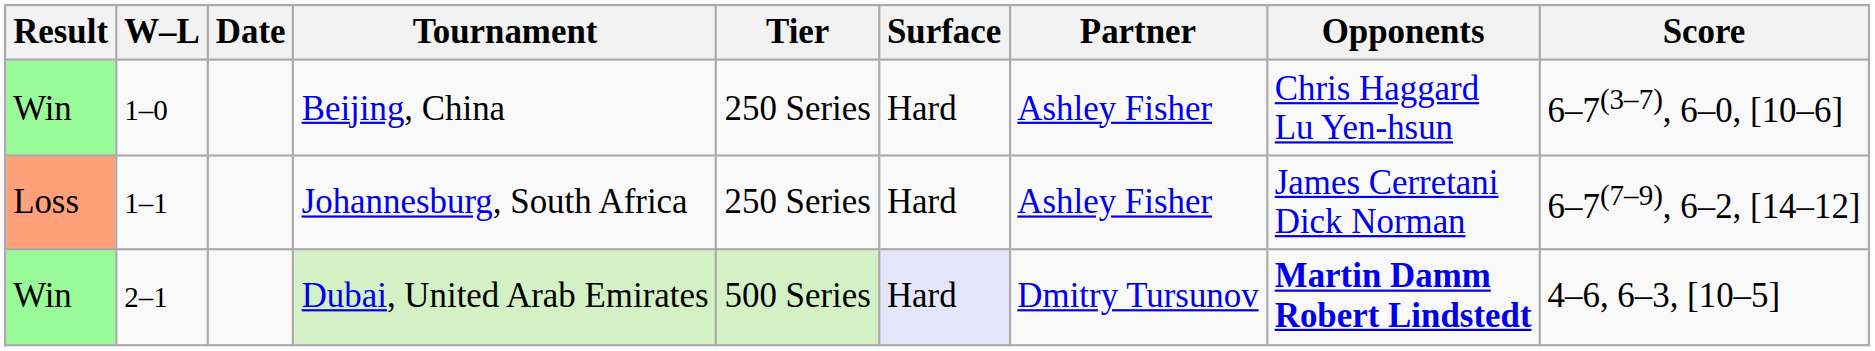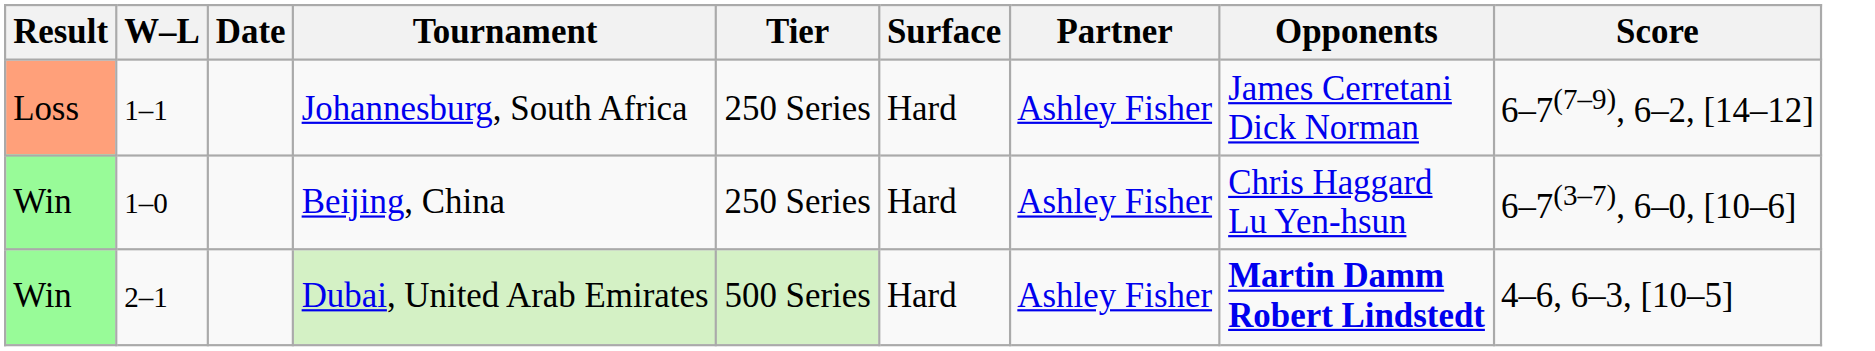rows swapped: (403, 107) <-> (495, 201)
(922, 296) lavender background -> (922, 296) no background
(1138, 296) Dmitry Tursunov -> (1115, 296) Ashley Fisher
